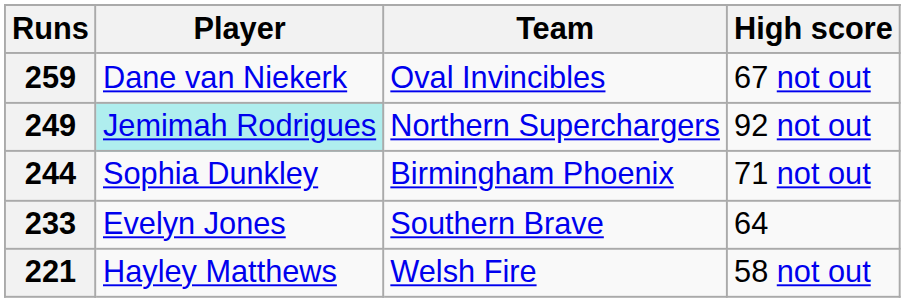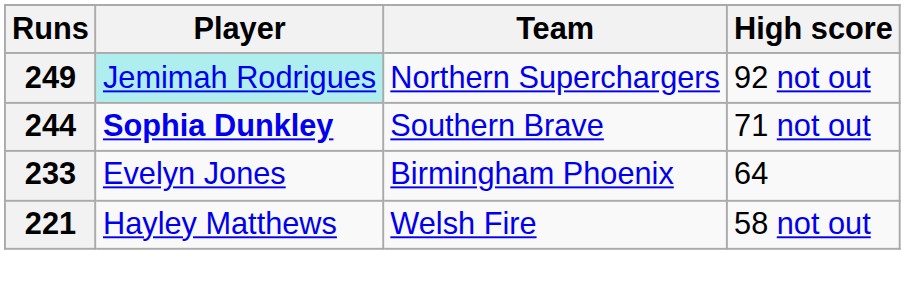- row: (50, 77)
(211, 175) normal -> (218, 126) bold
(532, 175) Birmingham Phoenix -> (497, 126) Southern Brave
(497, 223) Southern Brave -> (532, 175) Birmingham Phoenix
